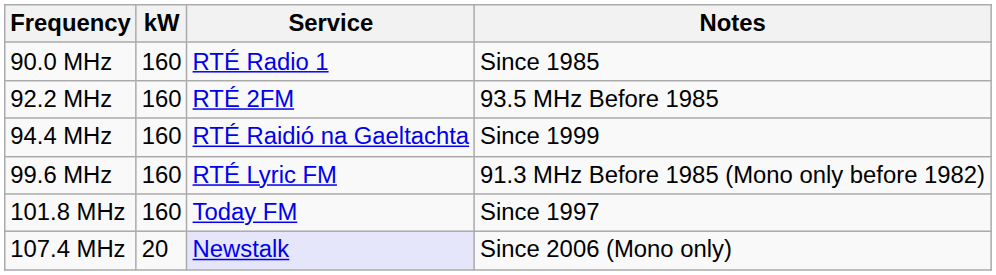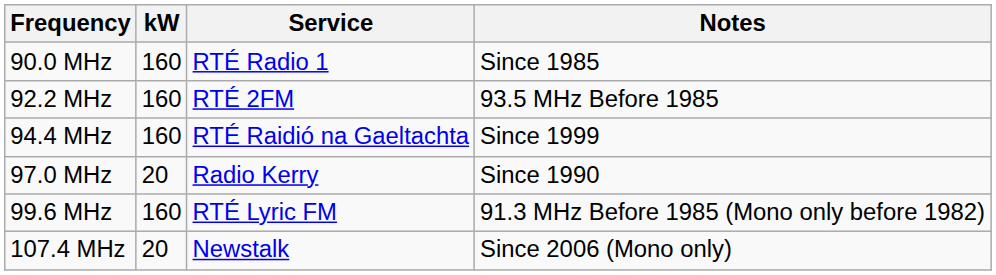+ row: (61, 174)
- row: (68, 212)
(241, 250) lavender background -> (241, 250) no background
